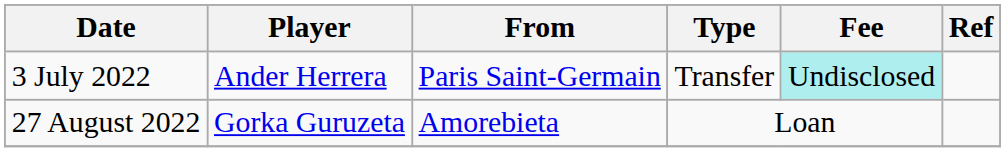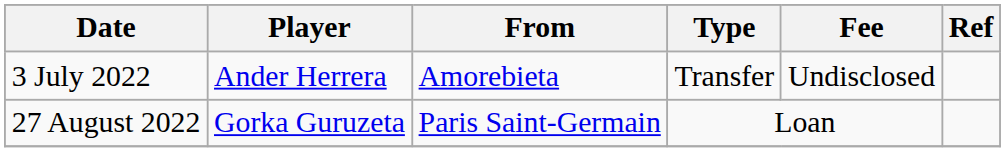(540, 75) Paris Saint-Germain -> (489, 75) Amorebieta
(862, 75) paleturquoise background -> (862, 75) no background
(489, 122) Amorebieta -> (540, 122) Paris Saint-Germain
